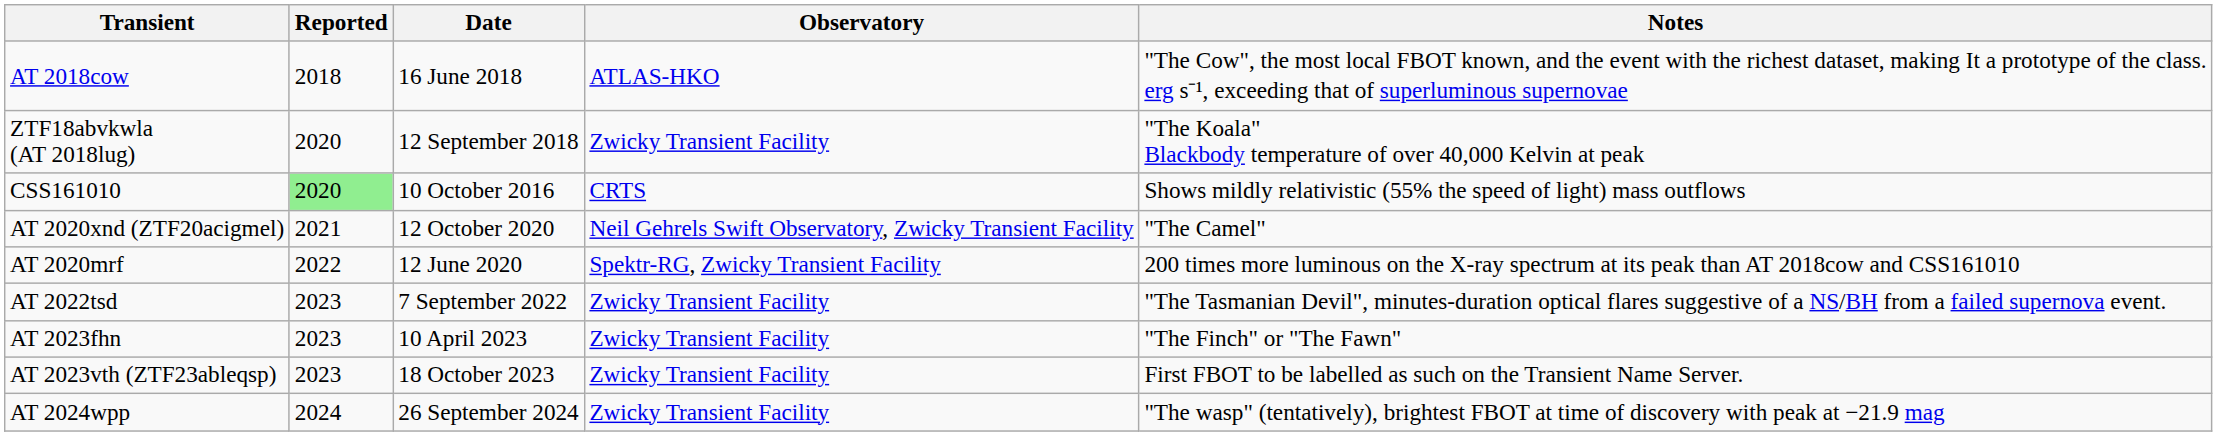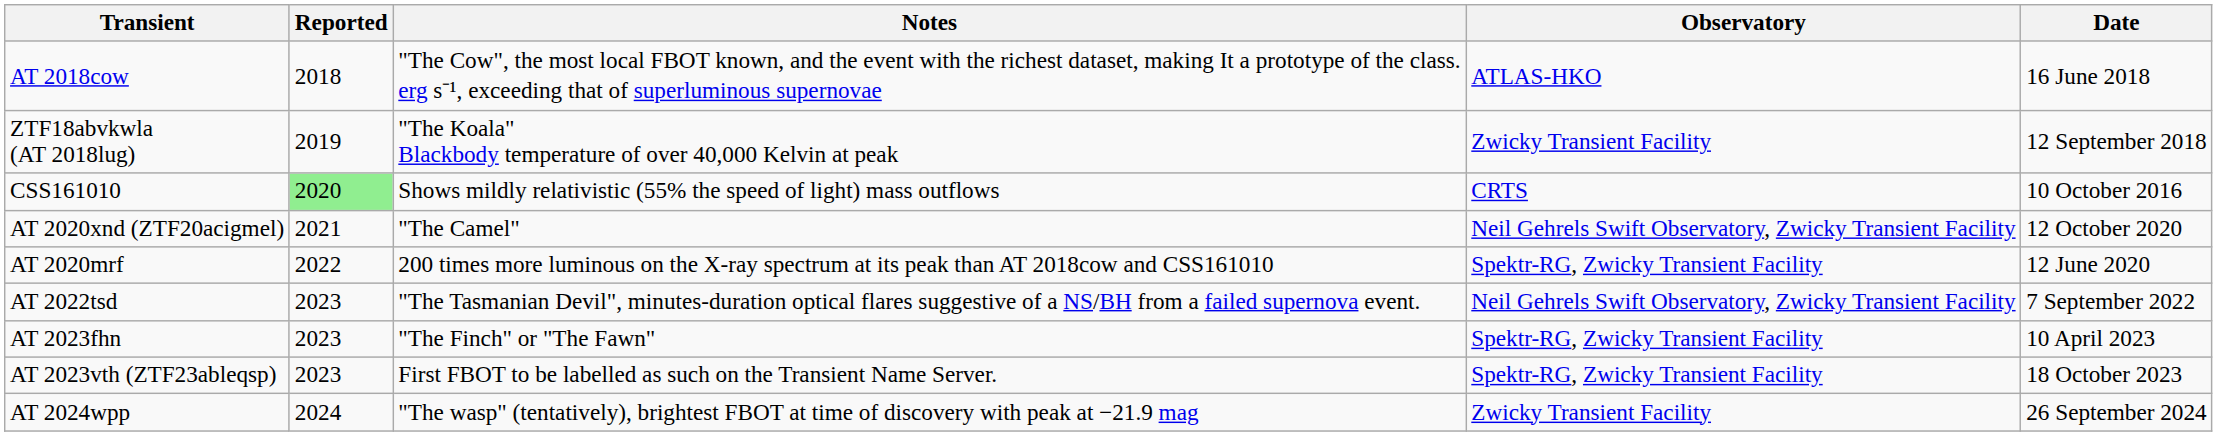columns swapped: (489, 22) <-> (1676, 22)
(318, 141) 2020 -> (318, 141) 2019
(709, 301) Zwicky Transient Facility -> (1743, 301) Neil Gehrels Swift Observatory, Zwicky Transient Facility
(709, 338) Zwicky Transient Facility -> (1647, 338) Spektr-RG, Zwicky Transient Facility
(709, 375) Zwicky Transient Facility -> (1647, 375) Spektr-RG, Zwicky Transient Facility
